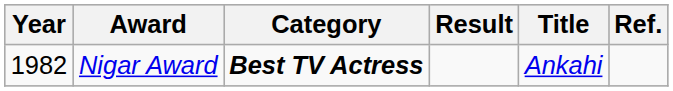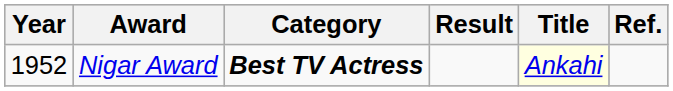(39, 65) 1982 -> (39, 65) 1952
(564, 65) no background -> (564, 65) lightyellow background
